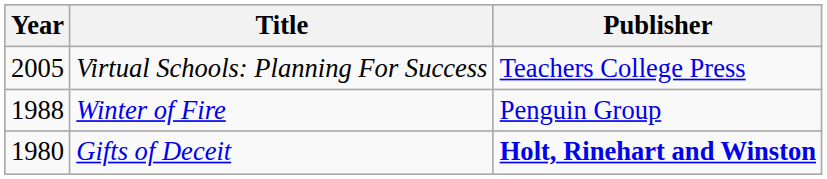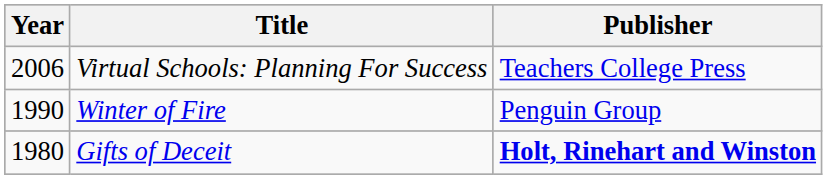(38, 67) 2005 -> (38, 67) 2006
(38, 109) 1988 -> (38, 109) 1990
